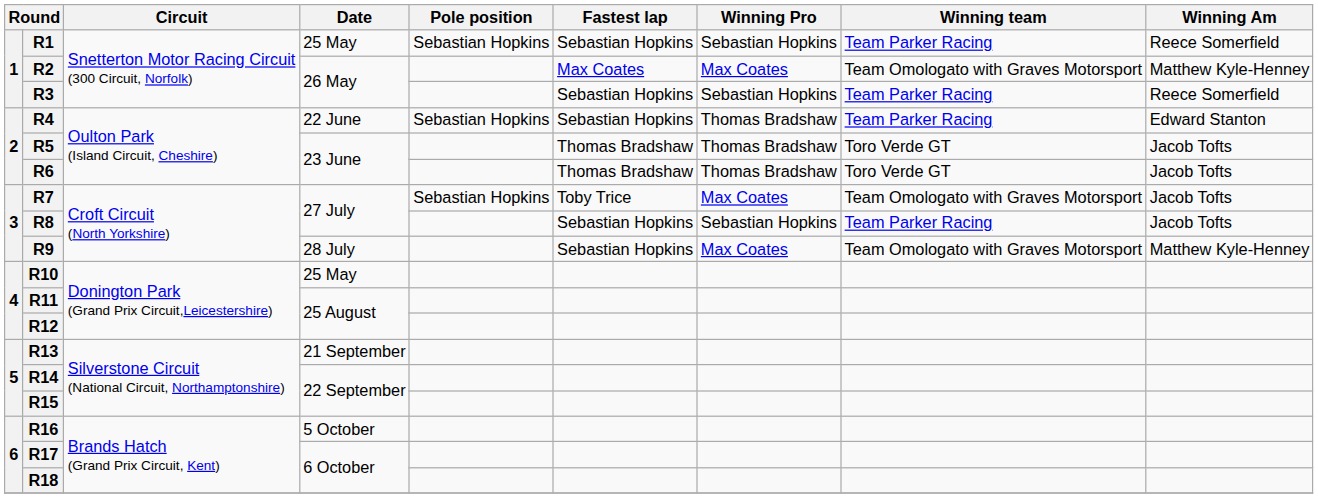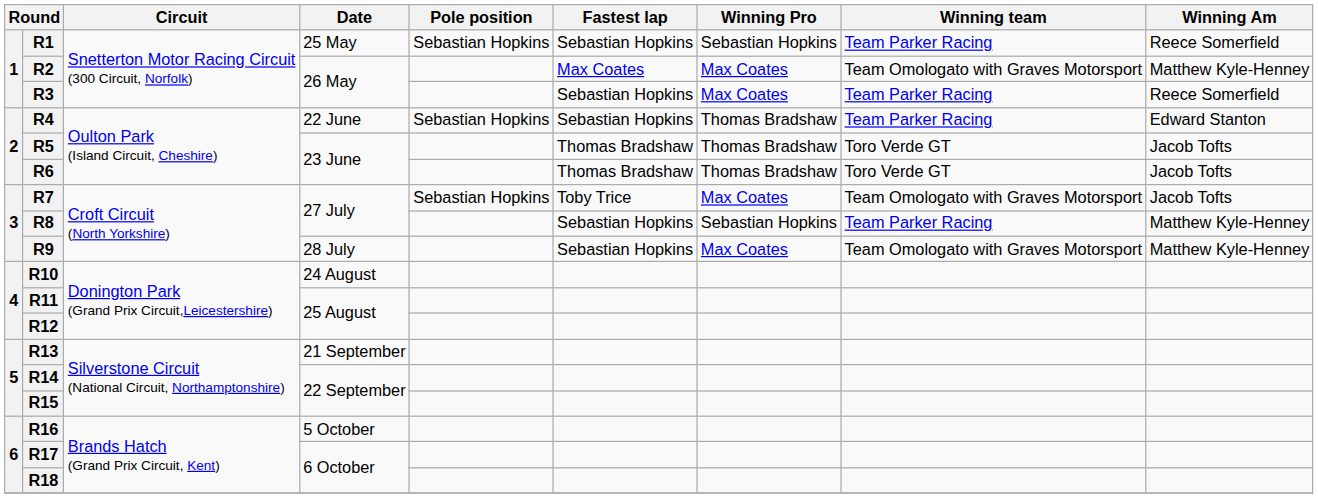(769, 94) Sebastian Hopkins -> (744, 94) Max Coates
(1191, 223) Jacob Tofts -> (1230, 223) Matthew Kyle-Henney
(330, 274) 25 May -> (339, 274) 24 August
